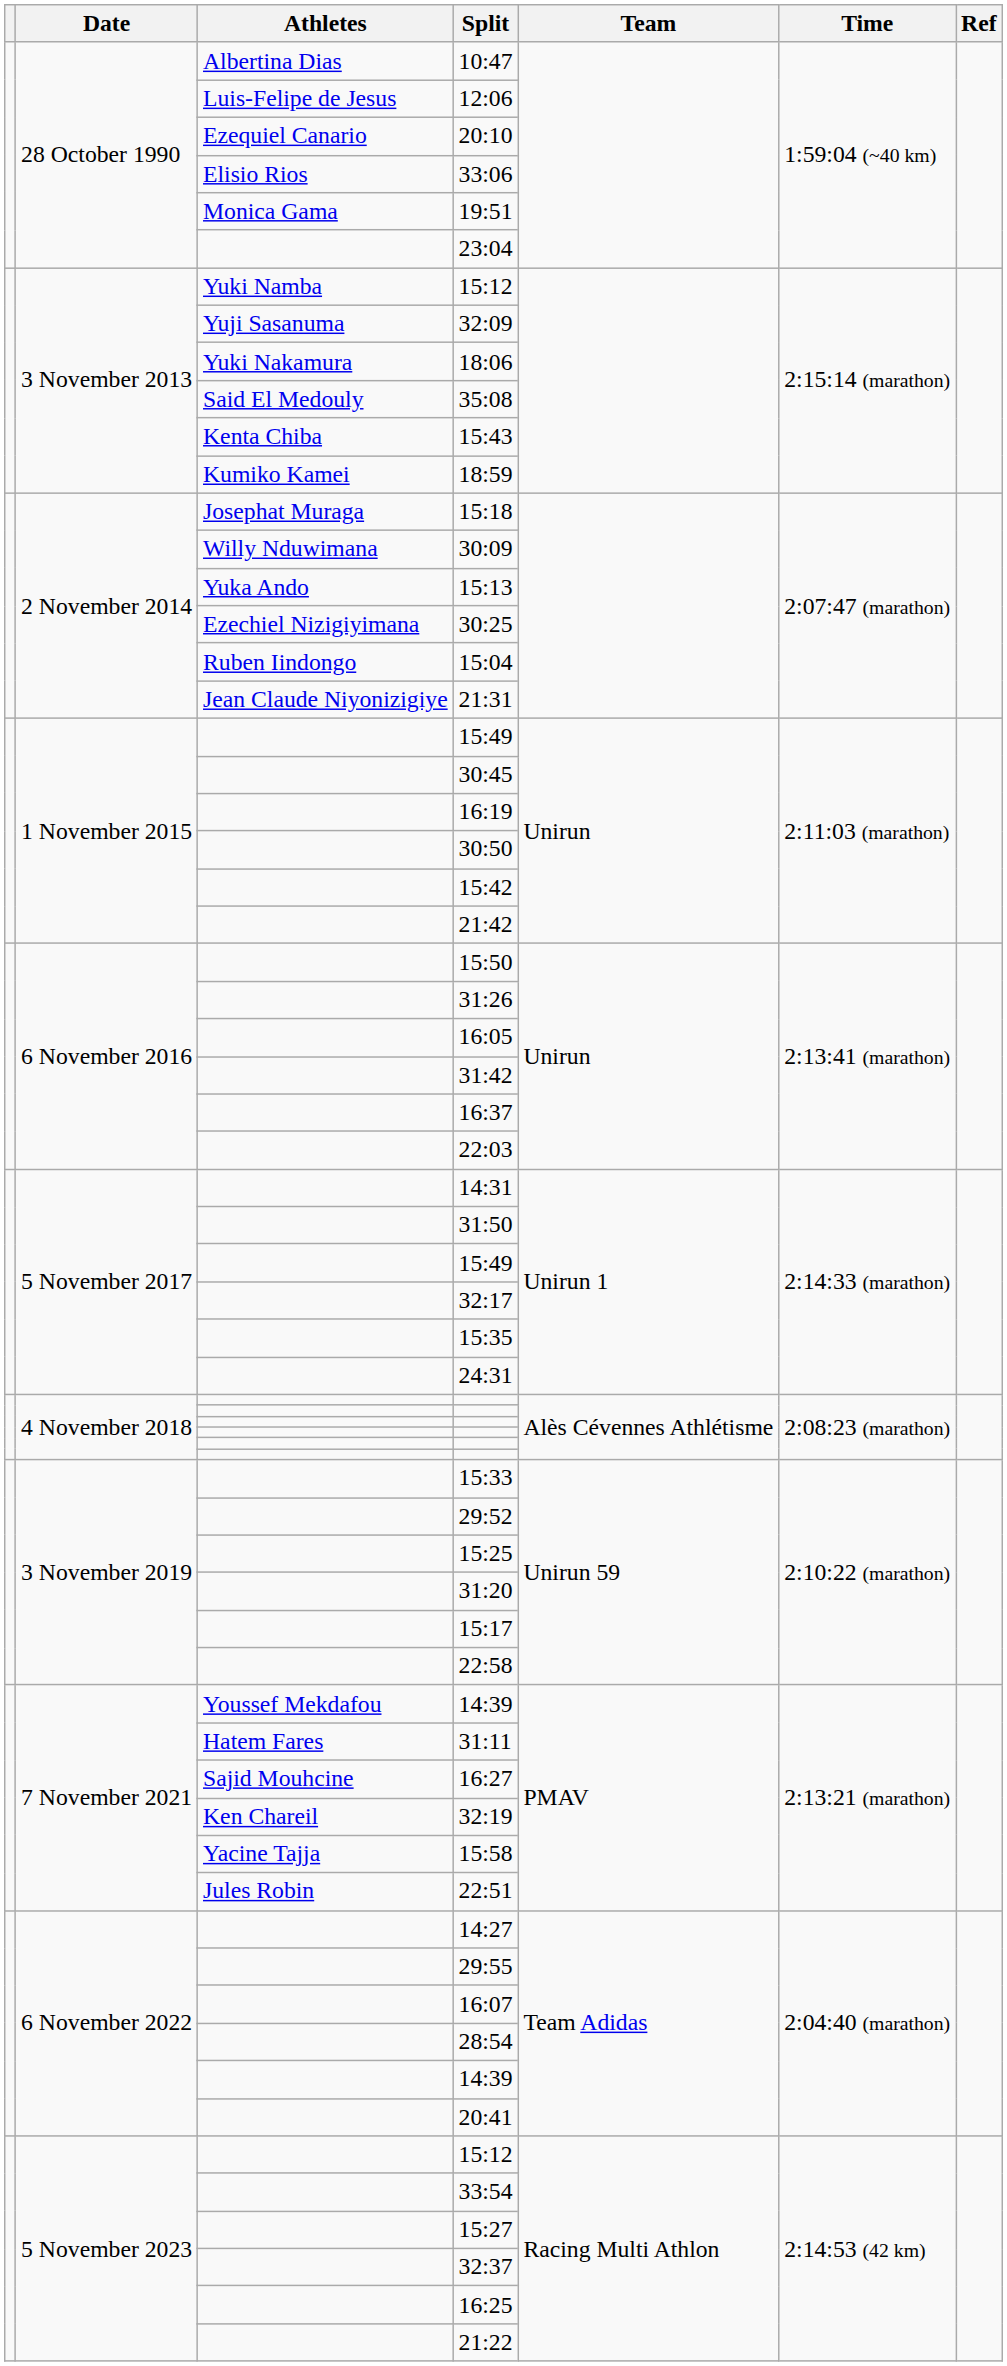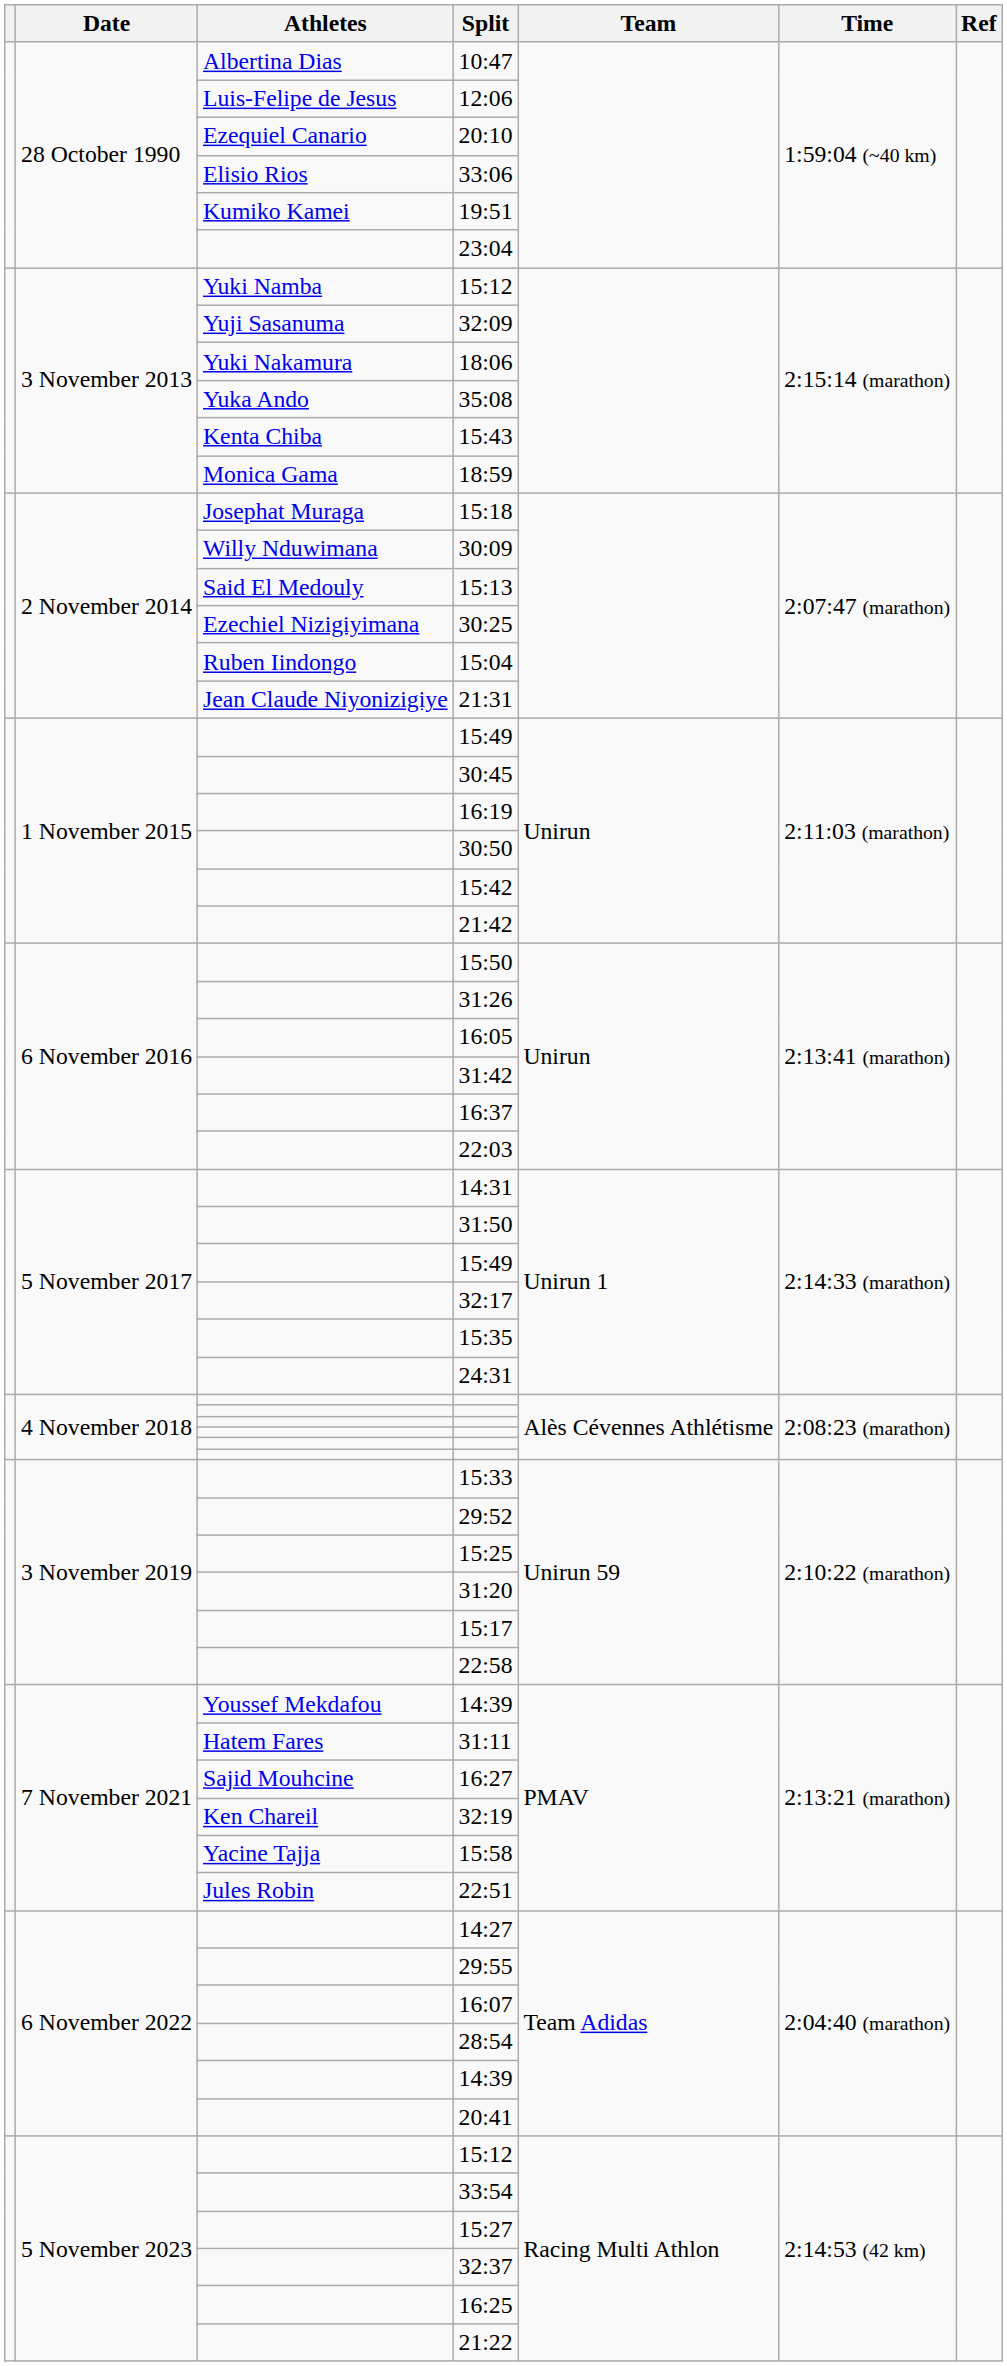(270, 211) Monica Gama -> (276, 211) Kumiko Kamei
(283, 398) Said El Medouly -> (256, 398) Yuka Ando
(276, 473) Kumiko Kamei -> (270, 473) Monica Gama
(256, 586) Yuka Ando -> (283, 586) Said El Medouly
